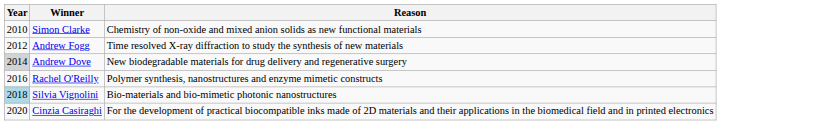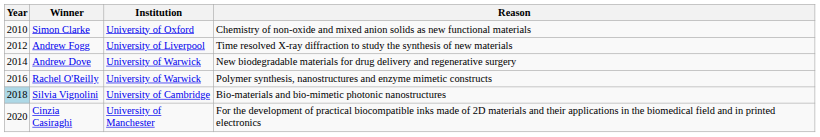+ column: (159, 12)
(17, 62) lightgrey background -> (17, 62) no background
